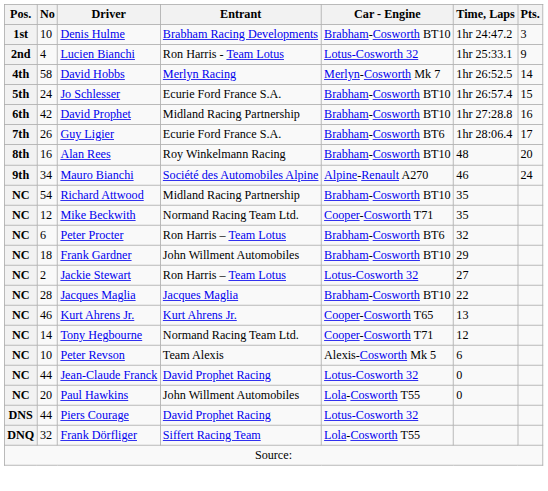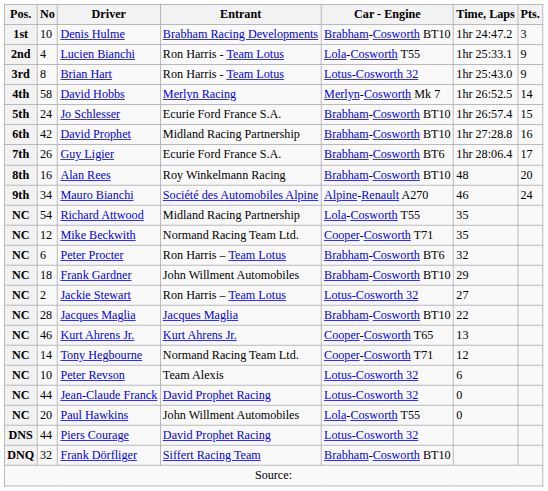(371, 54) Lotus-Cosworth 32 -> (372, 54) Lola-Cosworth T55
+ row: (86, 74)
(387, 195) Brabham-Cosworth BT10 -> (372, 215) Lola-Cosworth T55
(380, 355) Alexis-Cosworth Mk 5 -> (371, 375) Lotus-Cosworth 32
(372, 435) Lola-Cosworth T55 -> (387, 455) Brabham-Cosworth BT10
